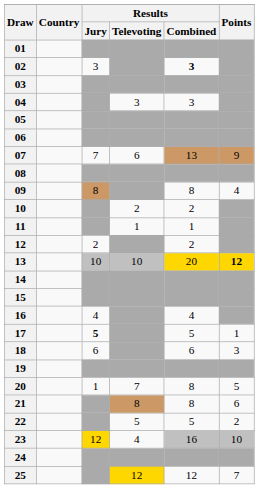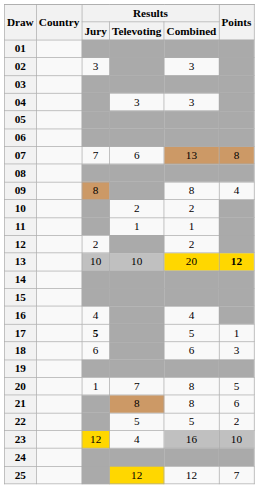(191, 66) bold -> (191, 66) normal
(236, 155) 9 -> (236, 155) 8
